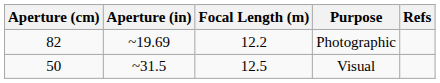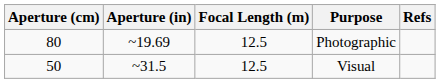(54, 41) 82 -> (54, 41) 80
(254, 41) 12.2 -> (254, 41) 12.5
